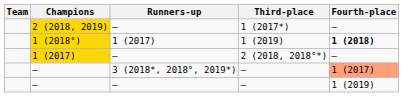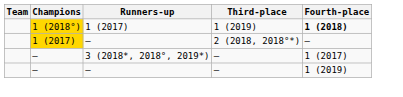- row: (70, 26)
(353, 70) lightsalmon background -> (326, 56) no background
